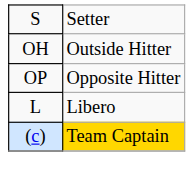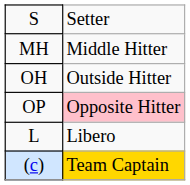+ row: (34, 48)
(123, 77) no background -> (123, 107) pink background
